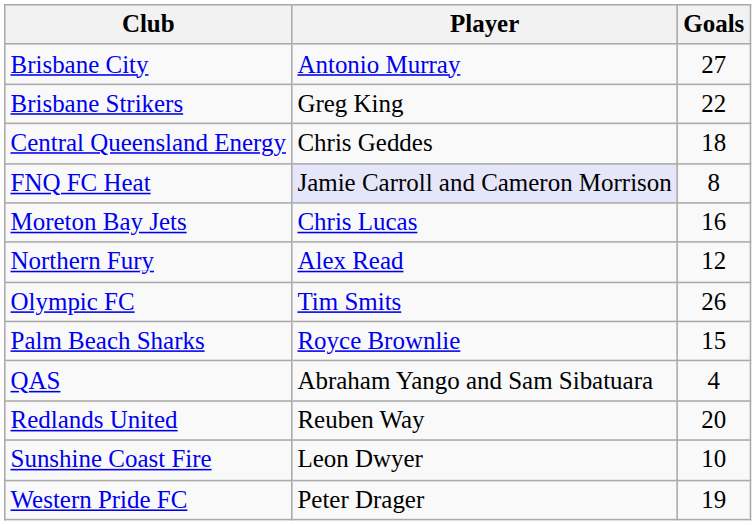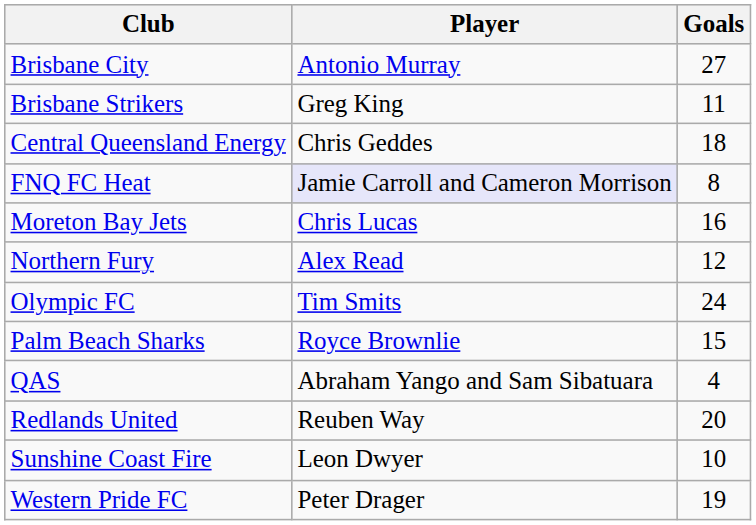(714, 103) 22 -> (714, 103) 11
(714, 301) 26 -> (714, 301) 24
